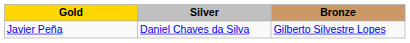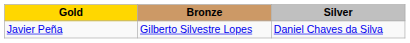columns swapped: (204, 12) <-> (338, 12)
